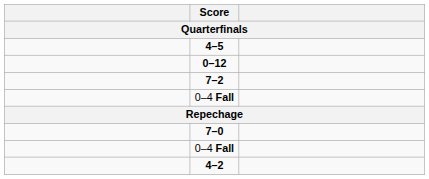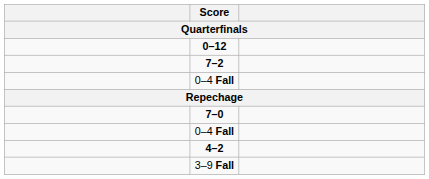- row: (97, 47)
+ row: (97, 166)
